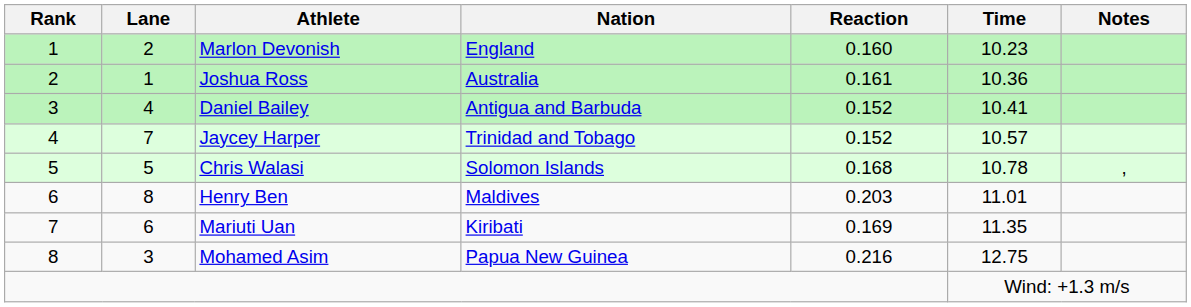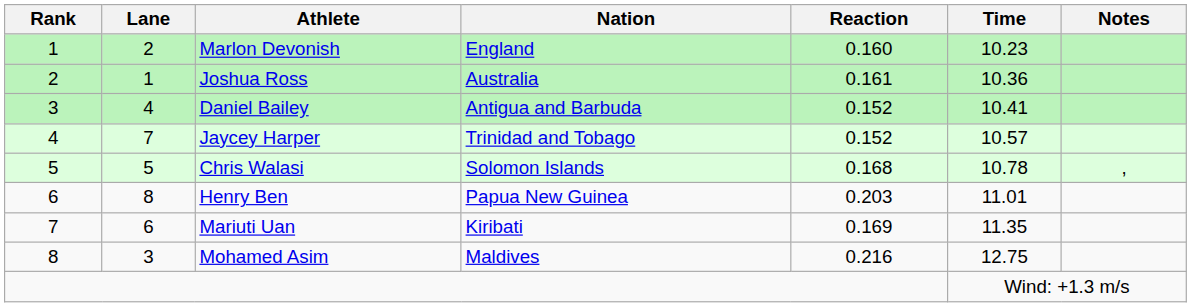(503, 197) Maldives -> (547, 197) Papua New Guinea
(547, 256) Papua New Guinea -> (503, 256) Maldives
